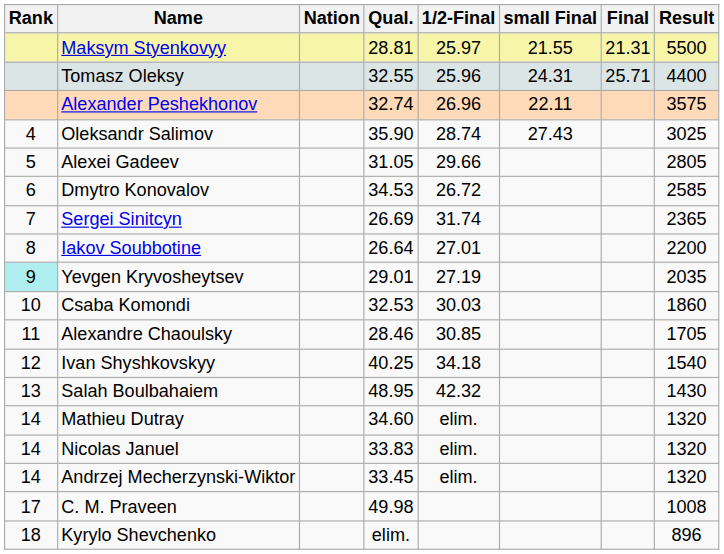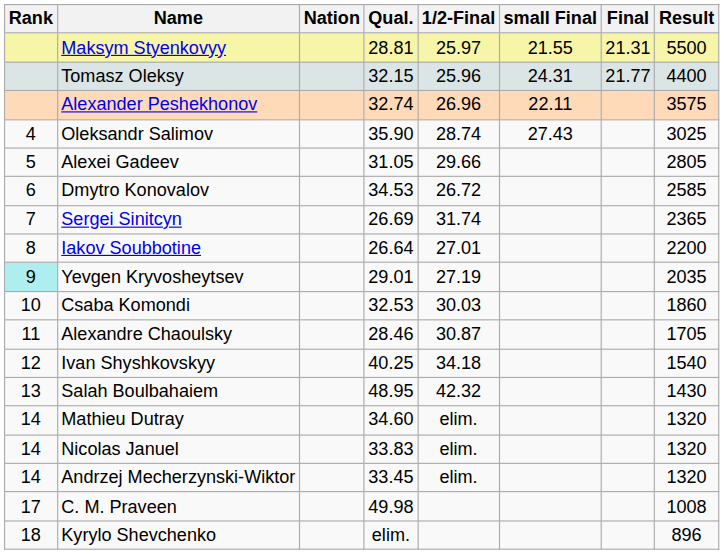(391, 76) 32.55 -> (391, 76) 32.15
(628, 76) 25.71 -> (628, 76) 21.77
(459, 334) 30.85 -> (459, 334) 30.87
